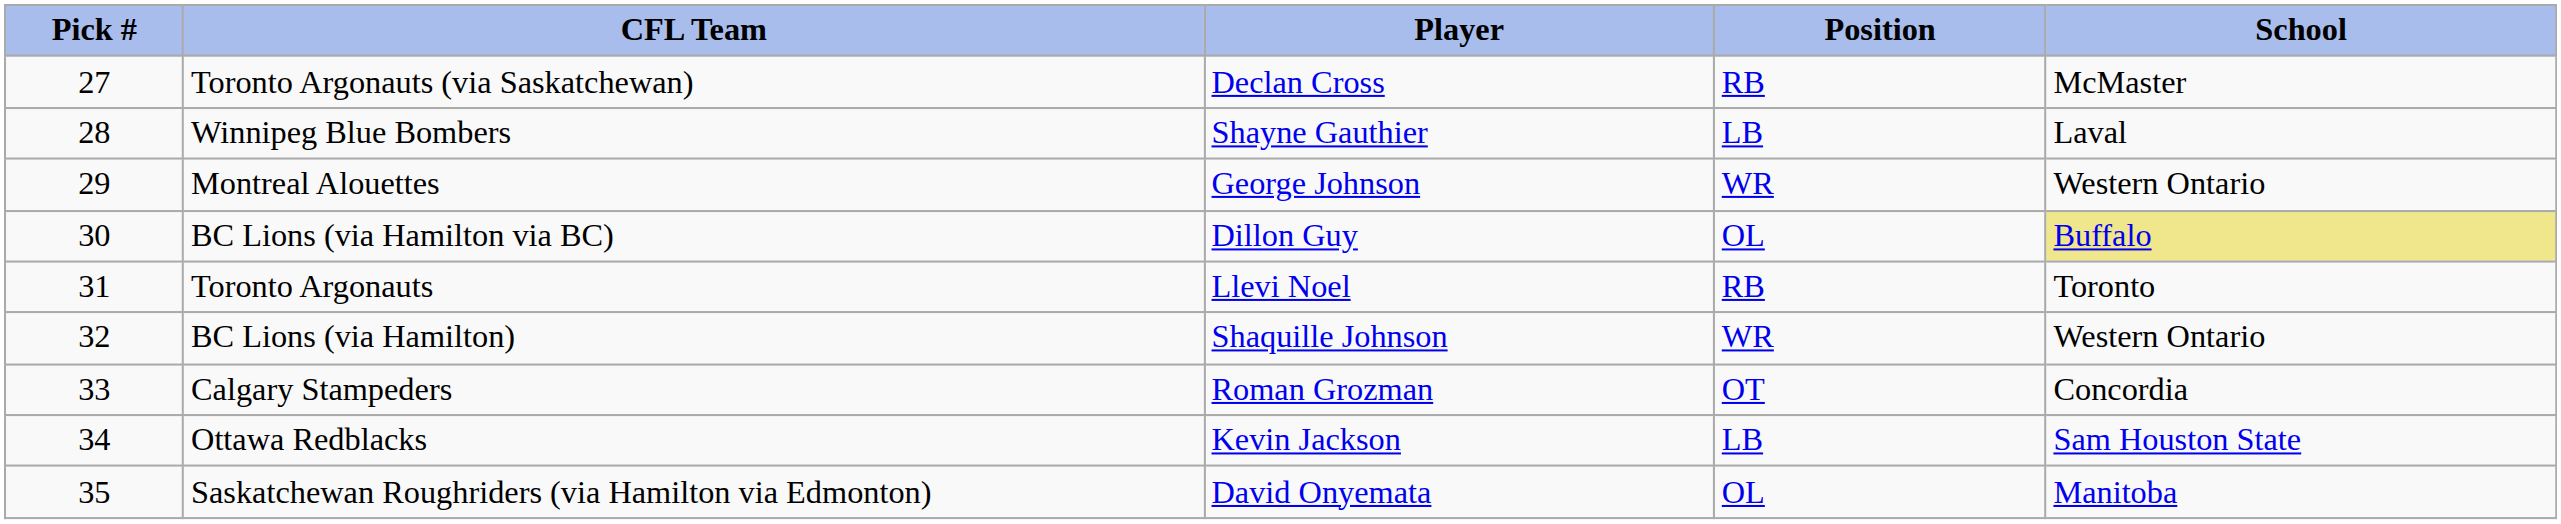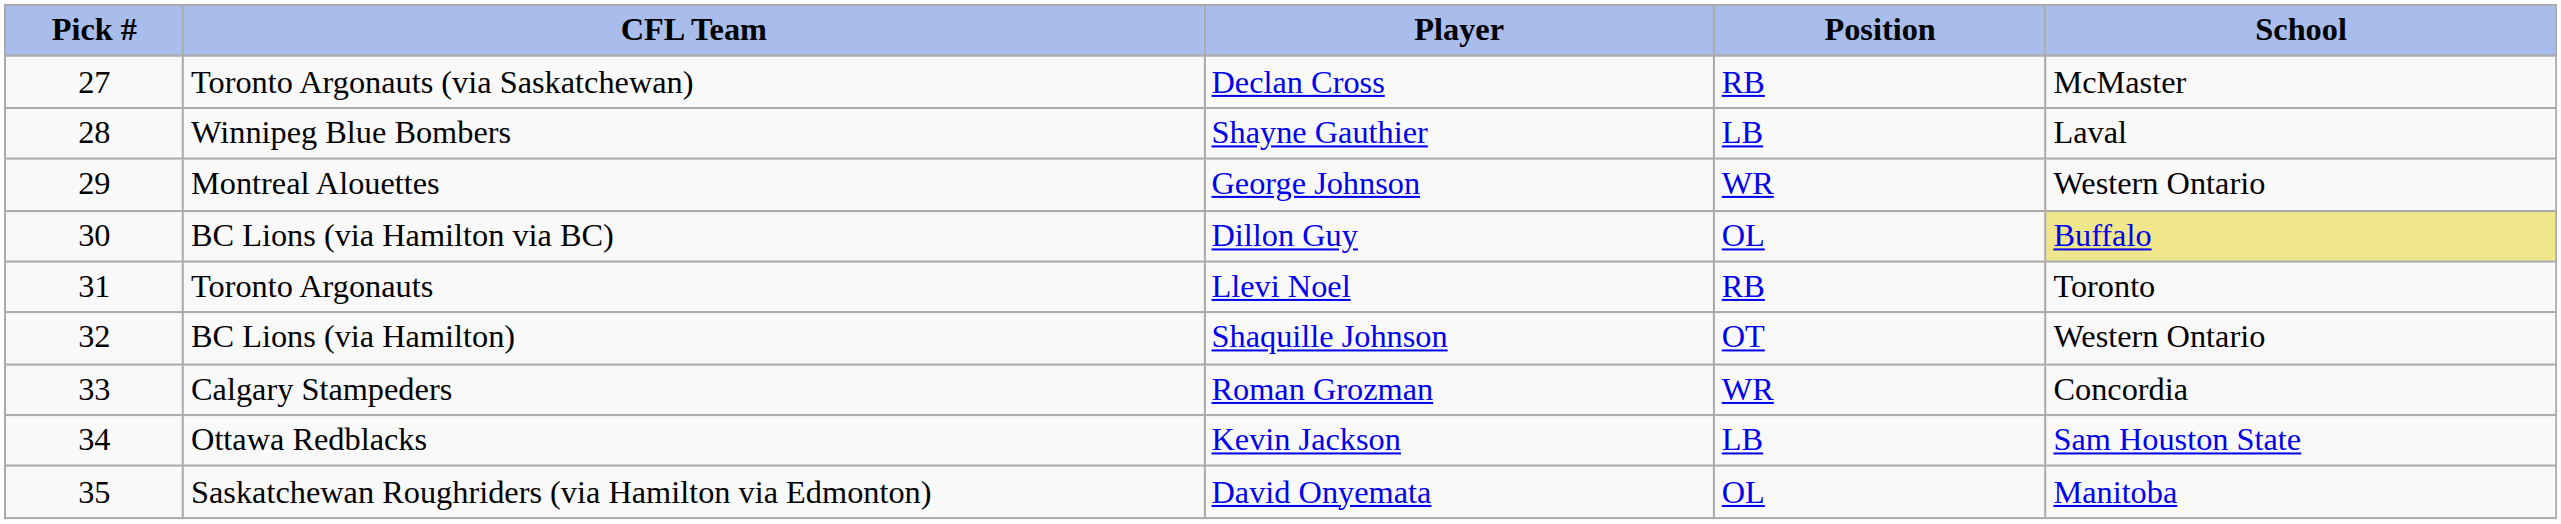(1748, 337) WR -> (1743, 337) OT
(1743, 388) OT -> (1748, 388) WR
